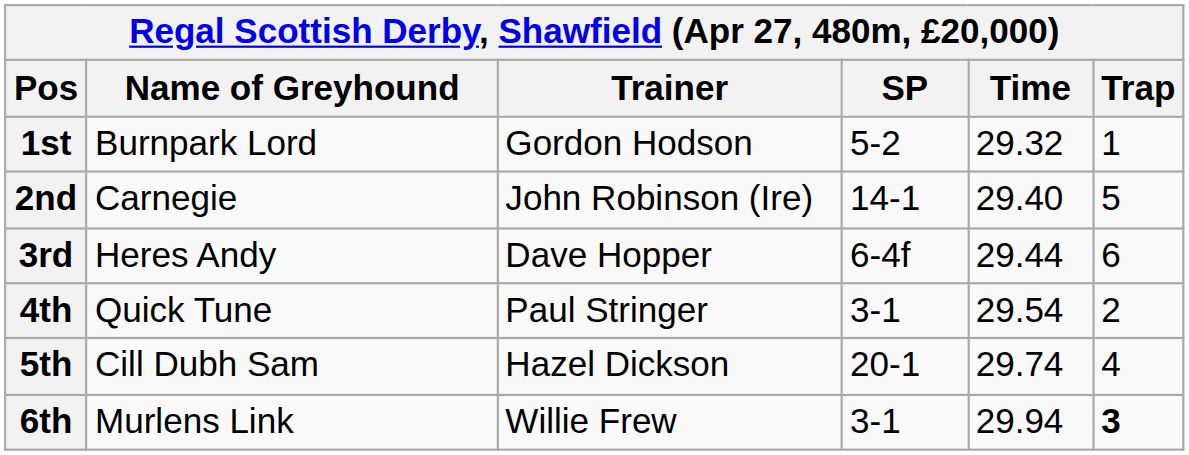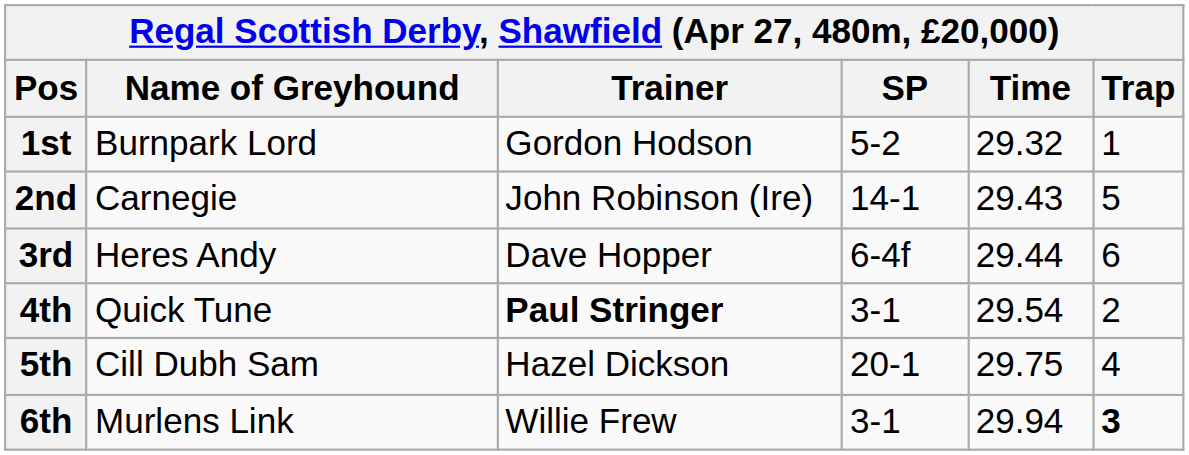(1020, 198) 29.40 -> (1020, 198) 29.43
(607, 310) normal -> (614, 310) bold
(1020, 365) 29.74 -> (1020, 365) 29.75
